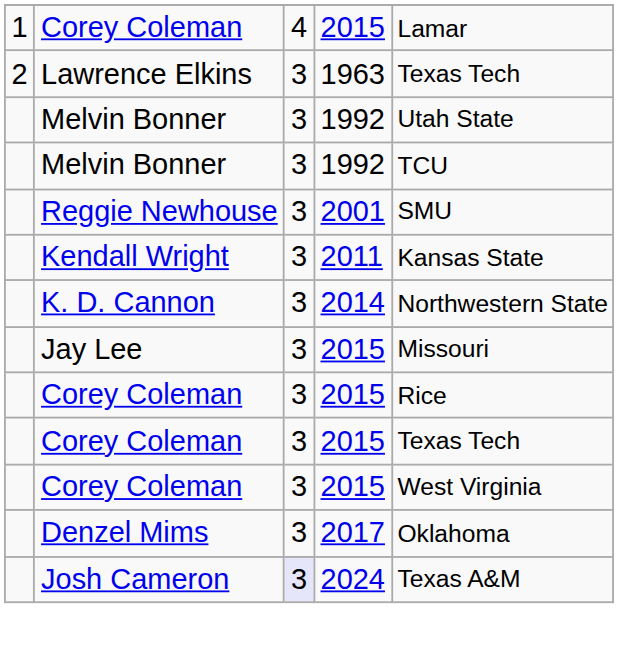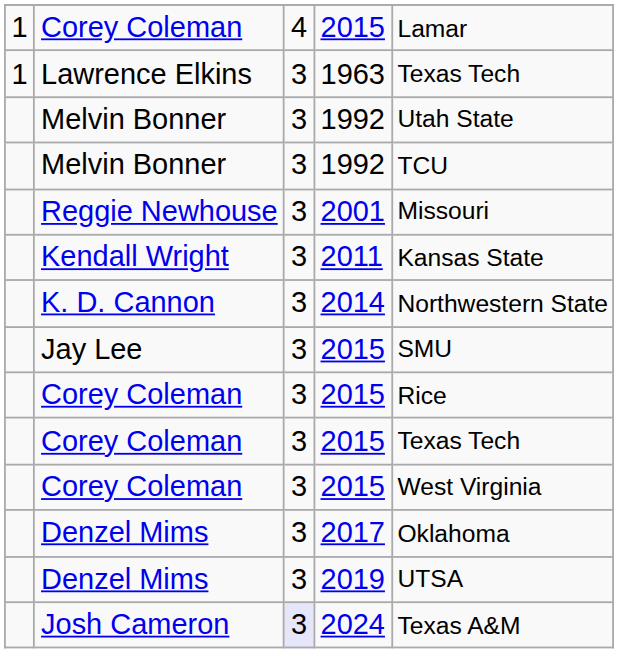(20, 73) 2 -> (20, 73) 1
(425, 212) SMU -> (443, 212) Missouri
(443, 349) Missouri -> (425, 349) SMU
+ row: (125, 578)
